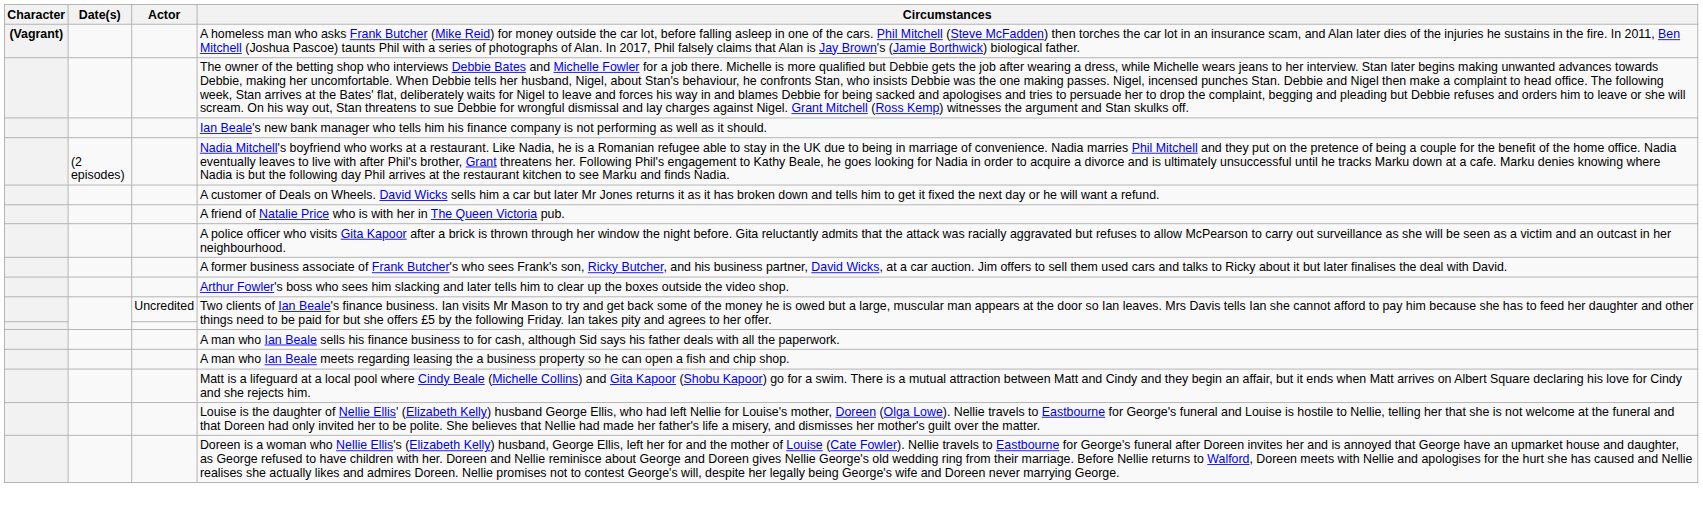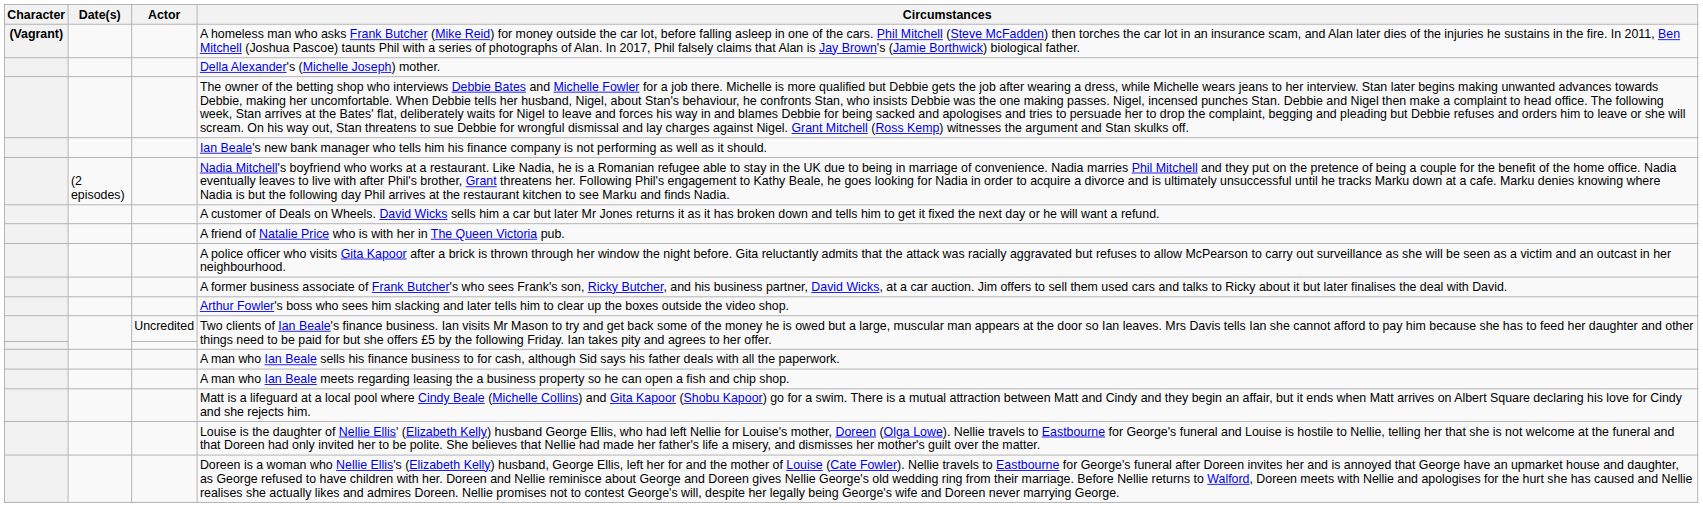+ row: (164, 67)
